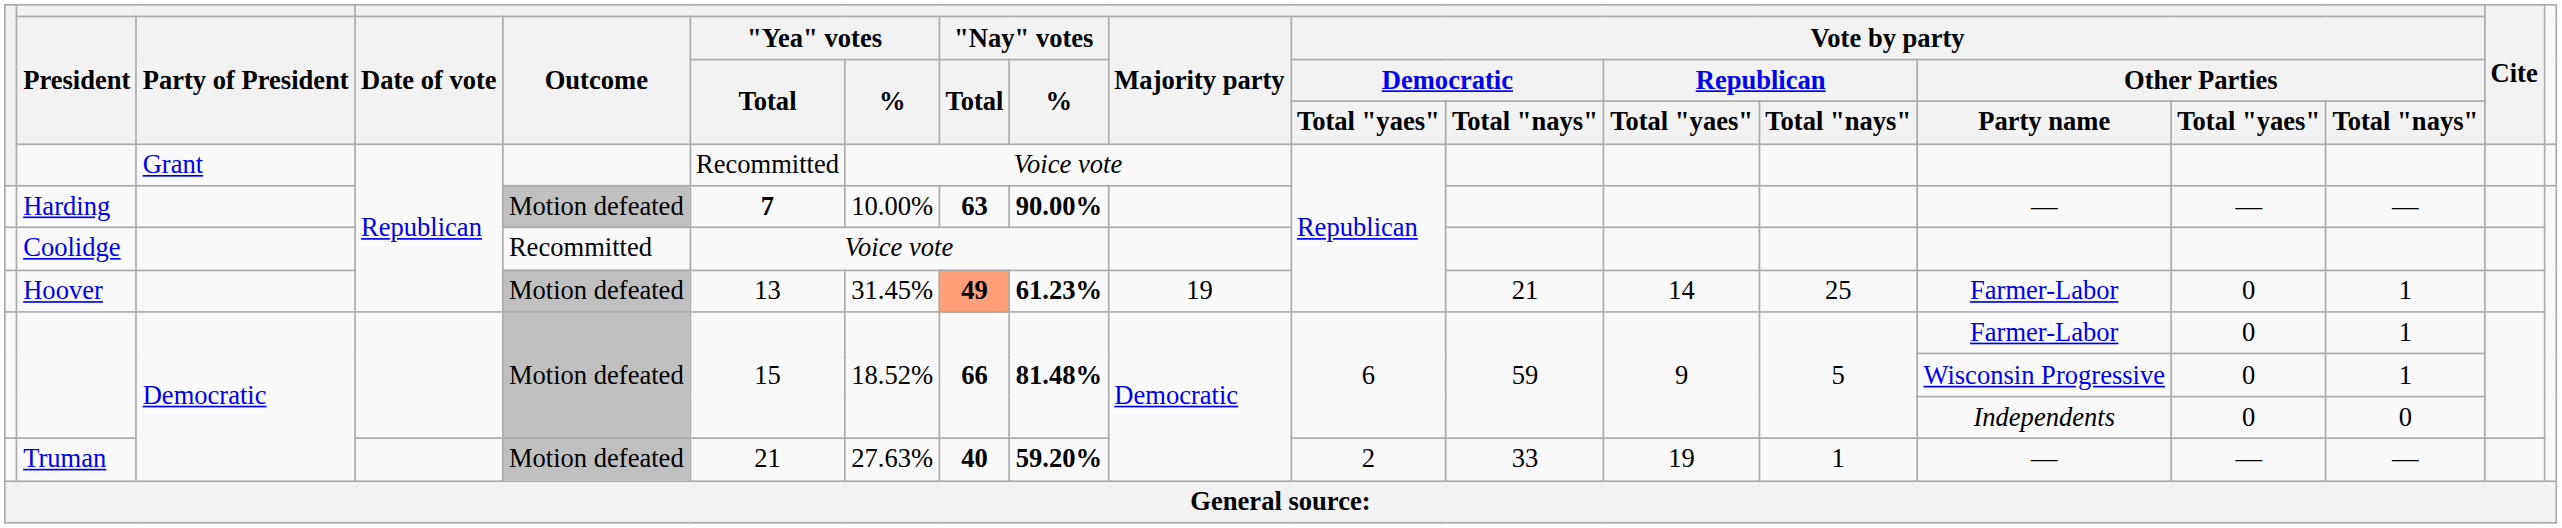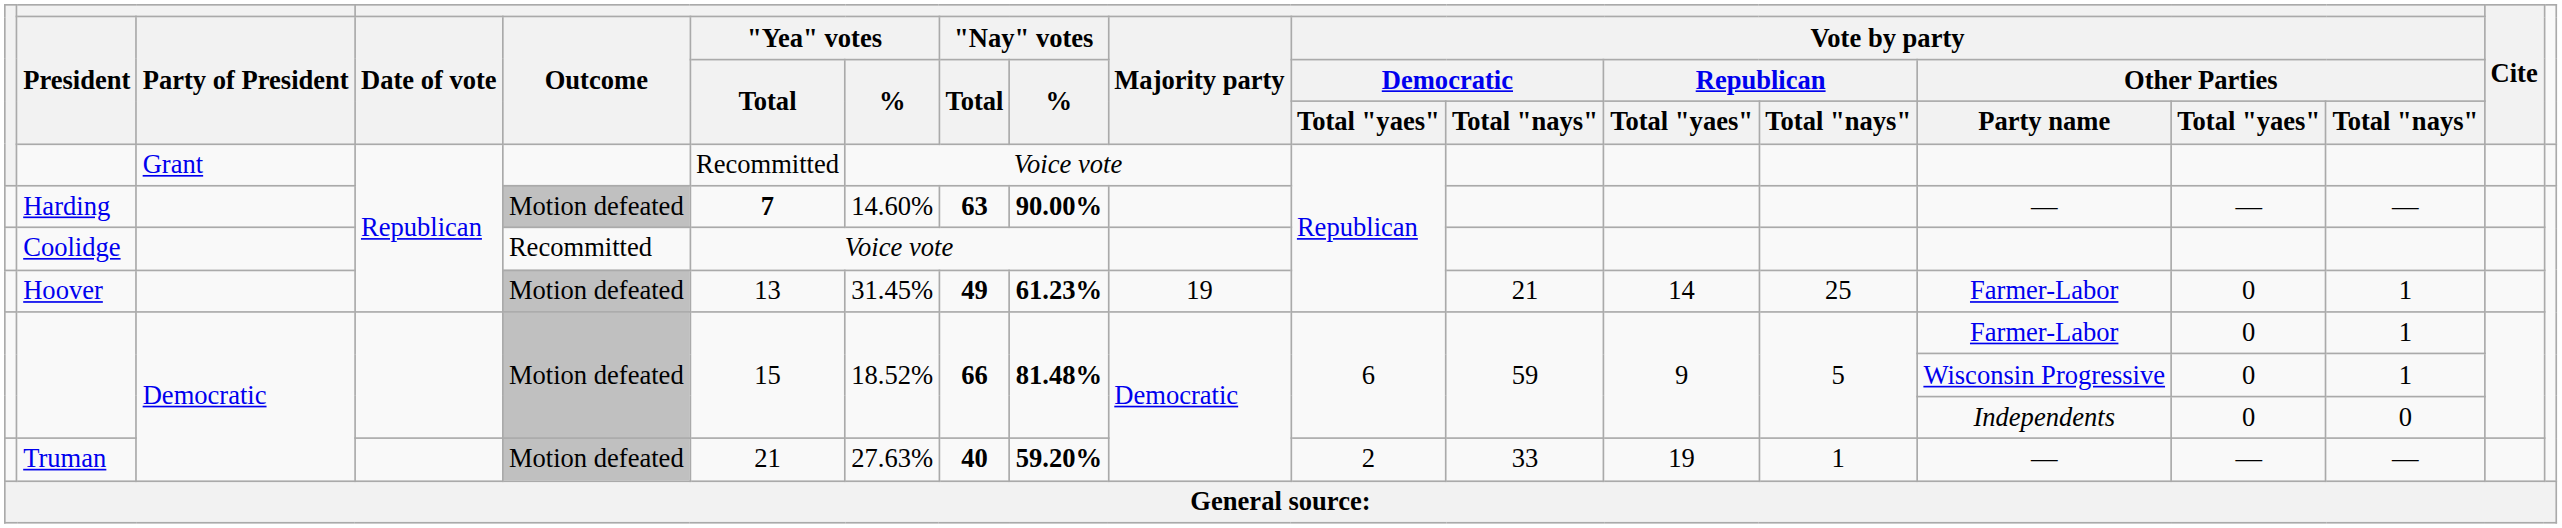(892, 206) 10.00% -> (892, 206) 14.60%
(974, 290) lightsalmon background -> (974, 290) no background
